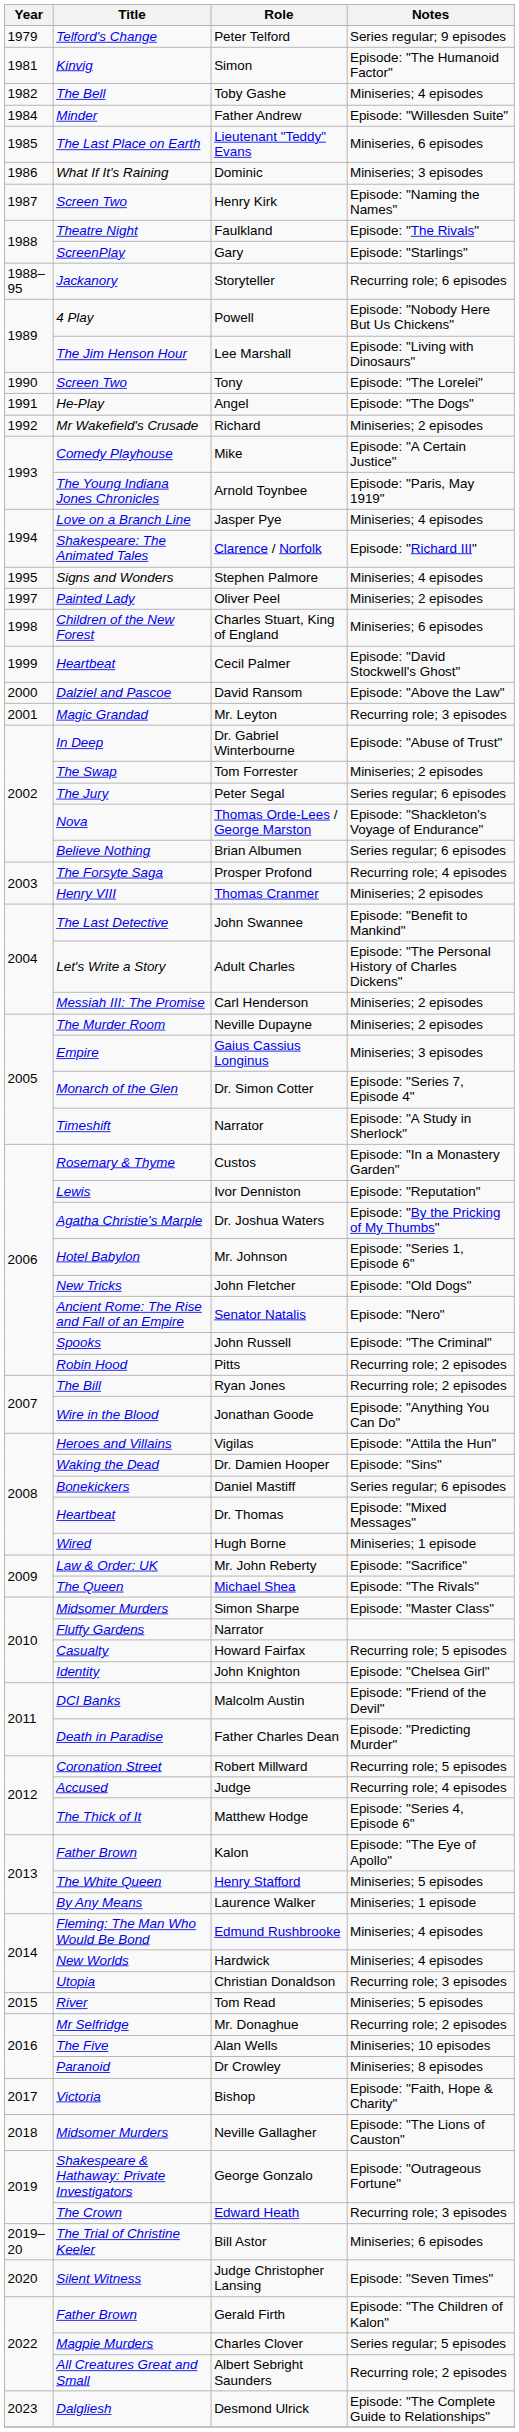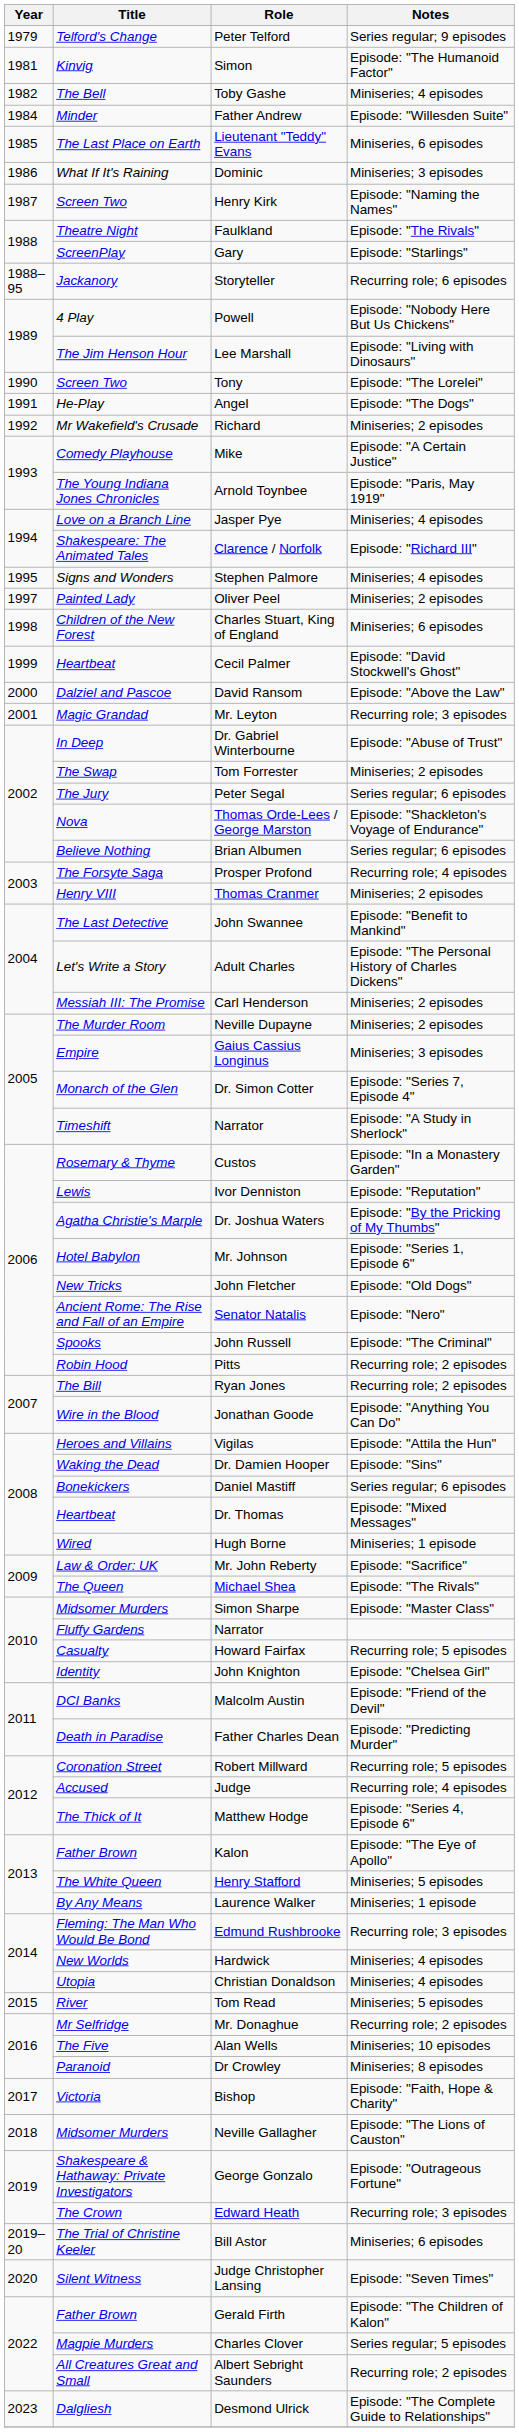(416, 1931) Miniseries; 4 episodes -> (428, 1931) Recurring role; 3 episodes
(428, 1982) Recurring role; 3 episodes -> (416, 1982) Miniseries; 4 episodes
